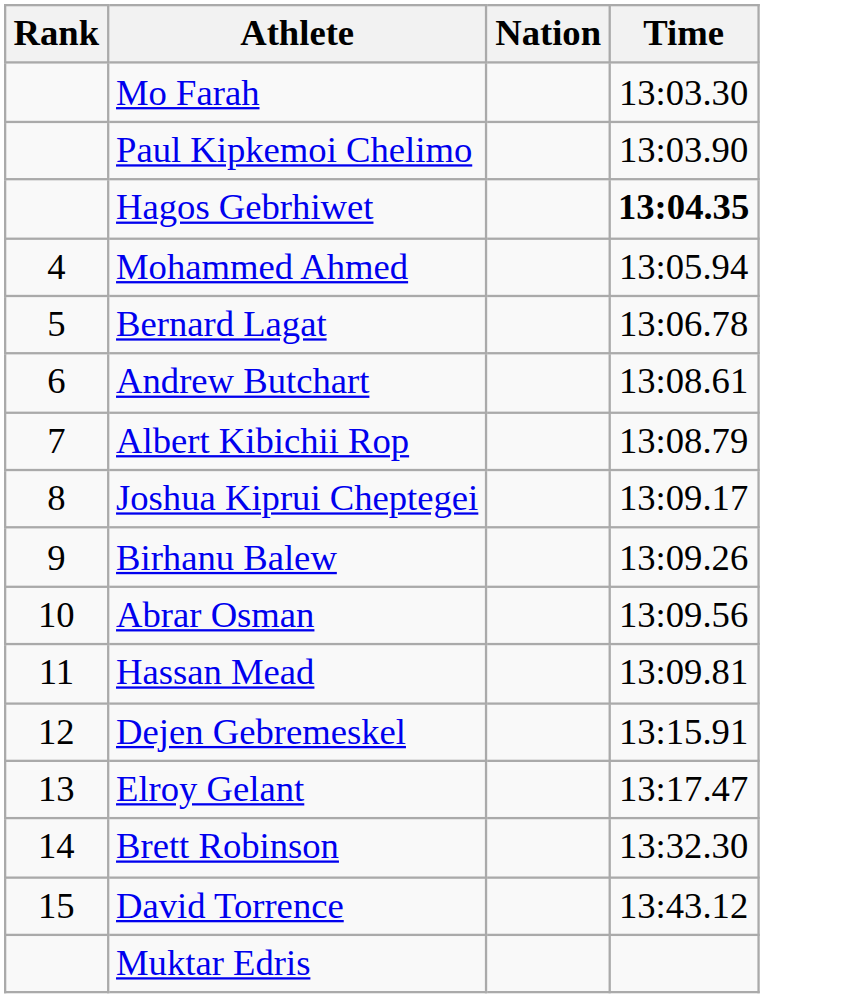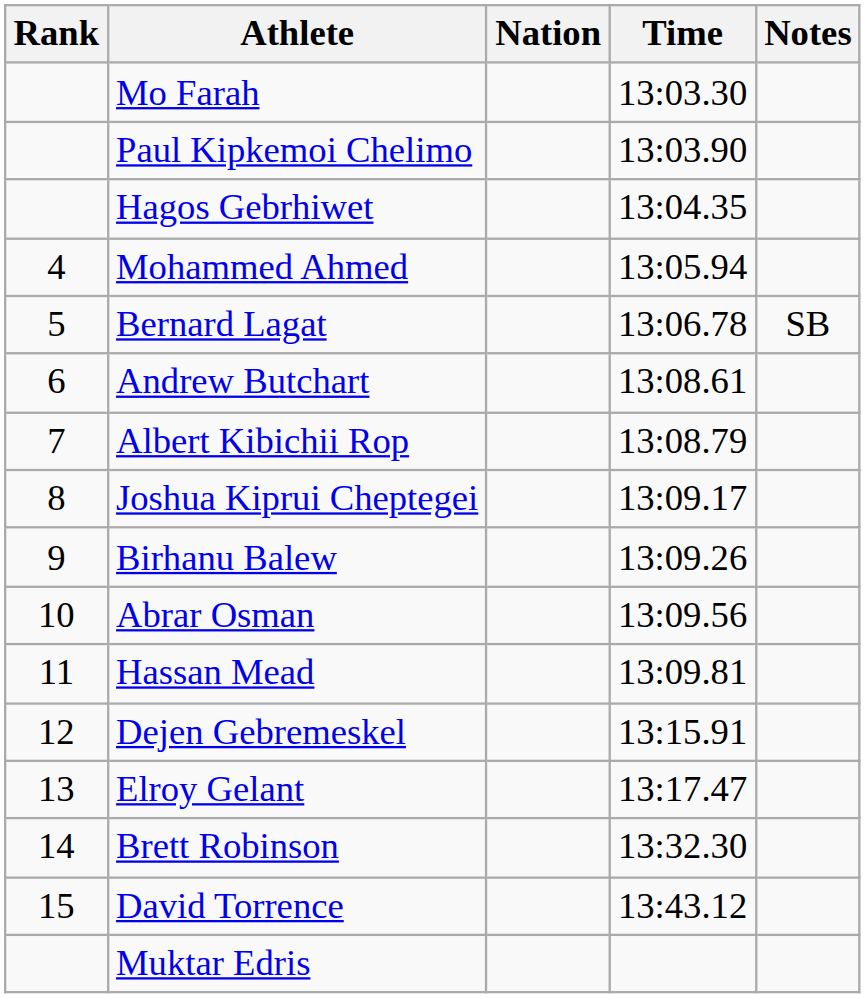+ column: (808, 33)
(684, 207) bold -> (683, 207) normal
